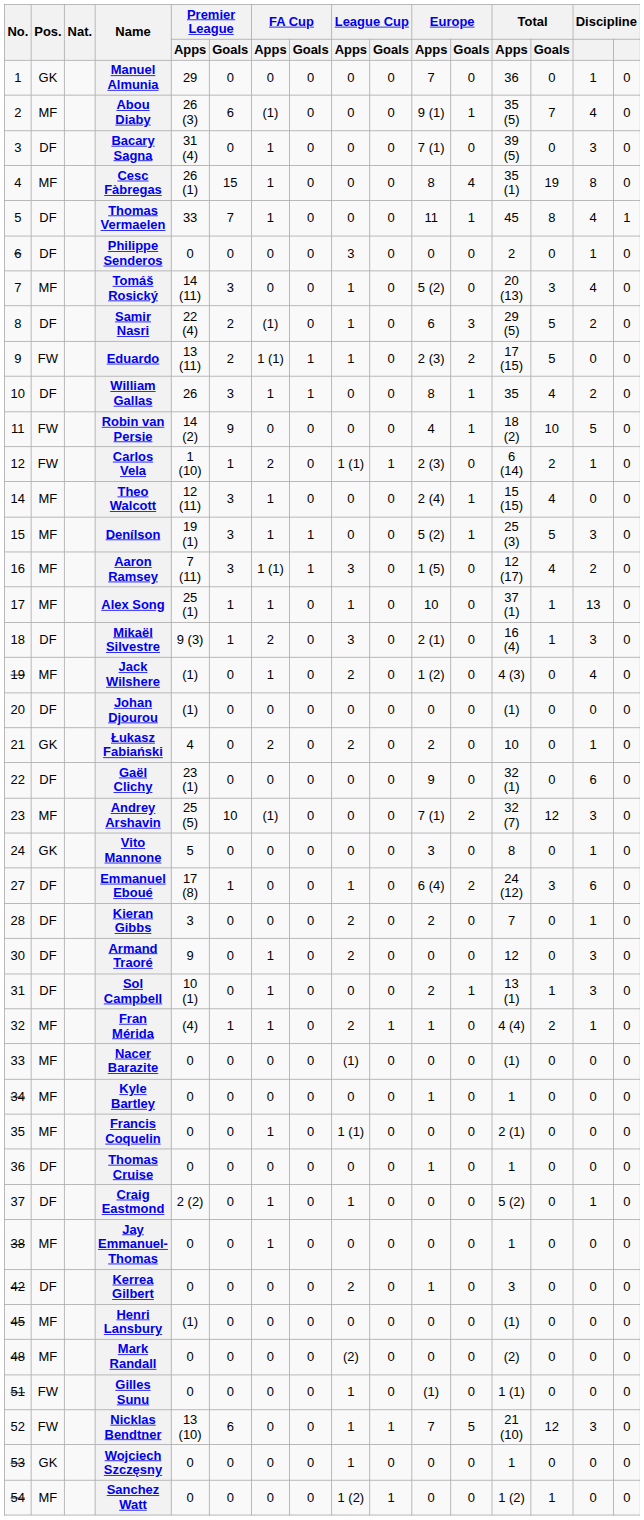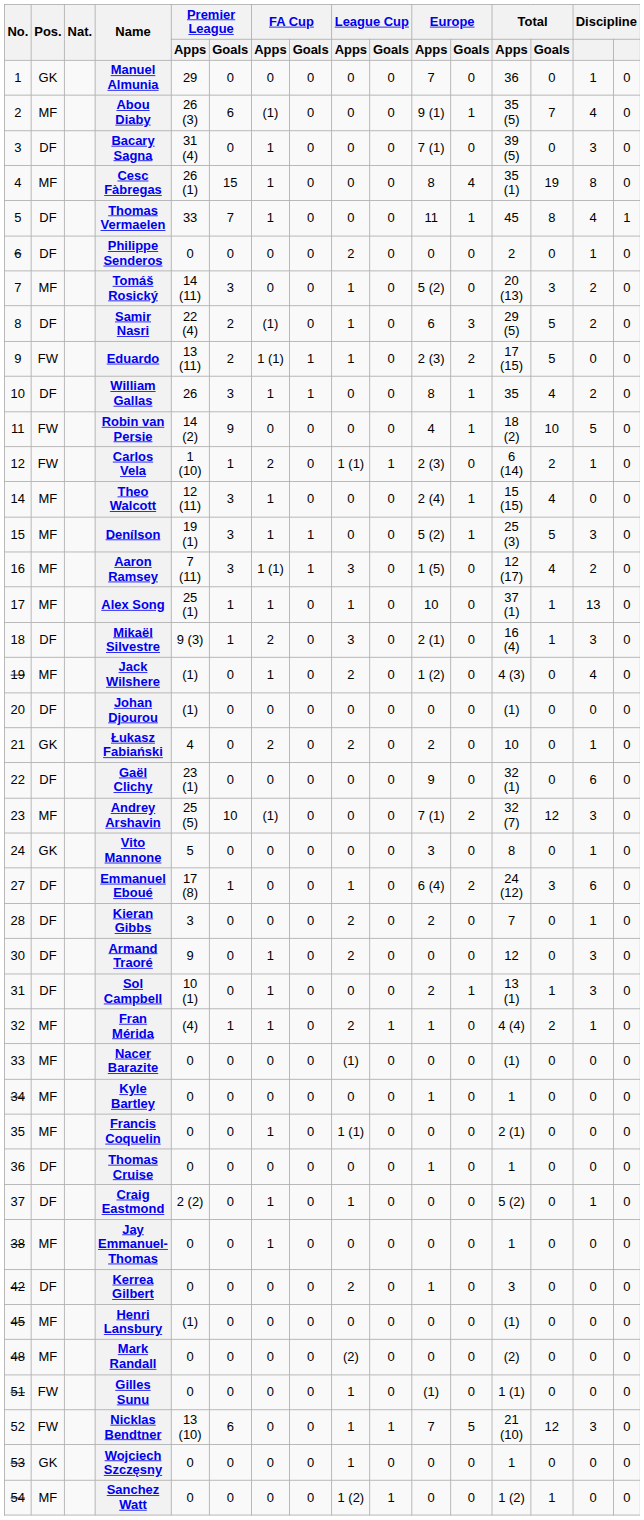(351, 253) 3 -> (351, 253) 2
(593, 288) 4 -> (593, 288) 2
